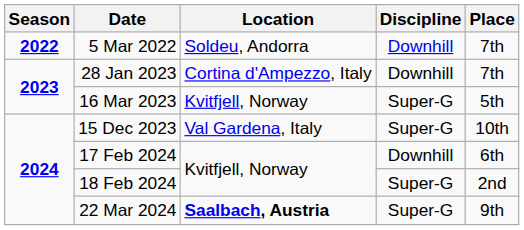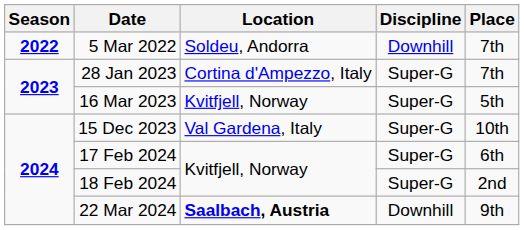(421, 73) Downhill -> (421, 73) Super-G
(421, 156) Downhill -> (421, 156) Super-G
(421, 210) Super-G -> (421, 210) Downhill
